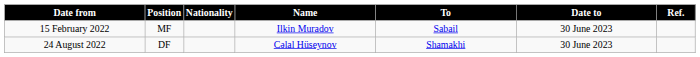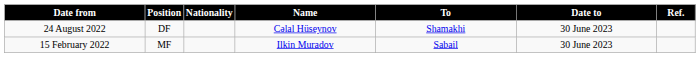rows swapped: (75, 45) <-> (75, 29)
